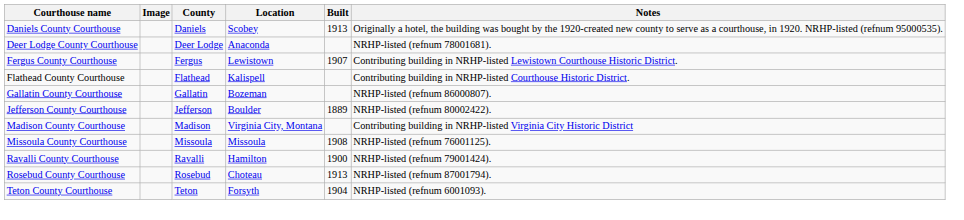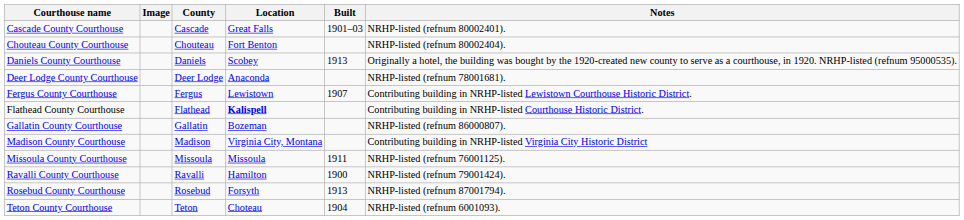+ row: (65, 28)
+ row: (68, 45)
(246, 77) normal -> (247, 110) bold
- row: (67, 110)
(337, 142) 1908 -> (337, 158) 1911
(245, 175) Choteau -> (244, 191) Forsyth
(244, 191) Forsyth -> (245, 207) Choteau
